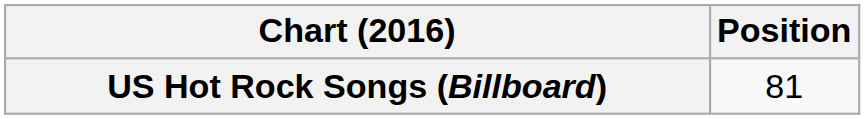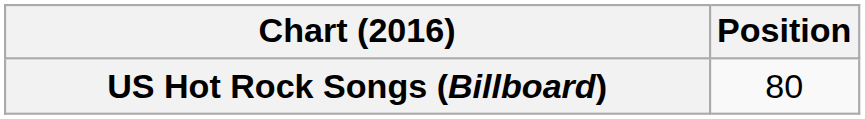(784, 85) 81 -> (784, 85) 80
